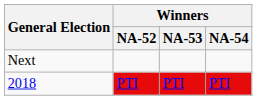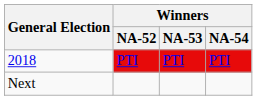rows swapped: (22, 83) <-> (22, 60)
